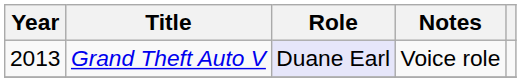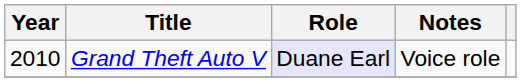(35, 58) 2013 -> (35, 58) 2010
